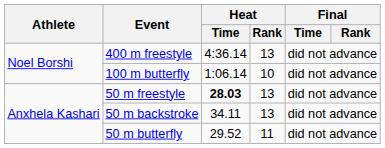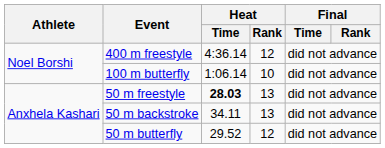(267, 54) 13 -> (267, 54) 12
(267, 134) 11 -> (267, 134) 12
